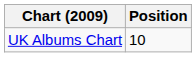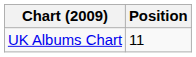(137, 39) 10 -> (137, 39) 11
